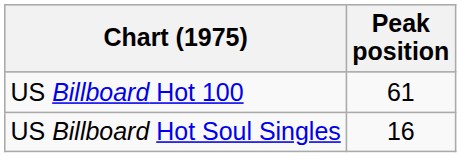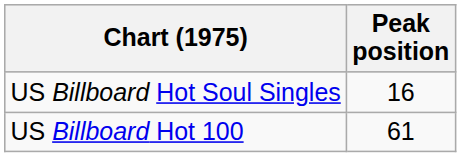rows swapped: (127, 91) <-> (176, 131)
